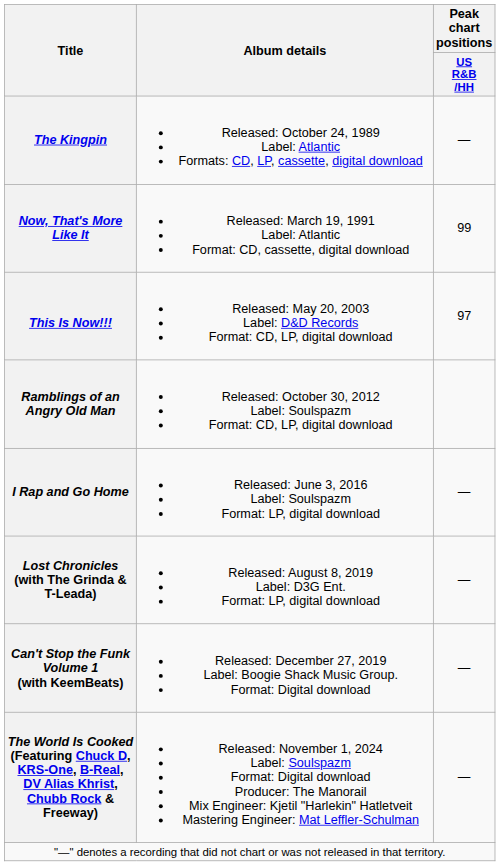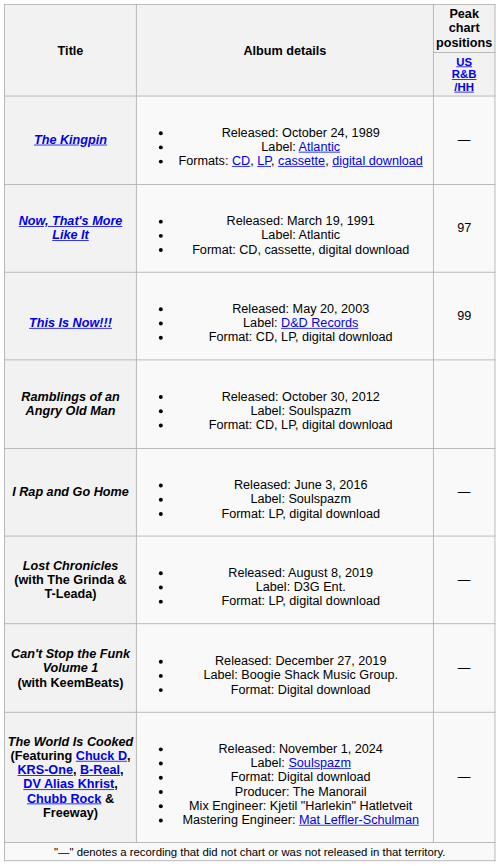(464, 228) 99 -> (464, 228) 97
(464, 316) 97 -> (464, 316) 99
